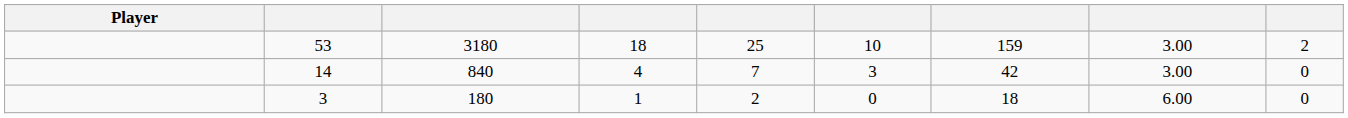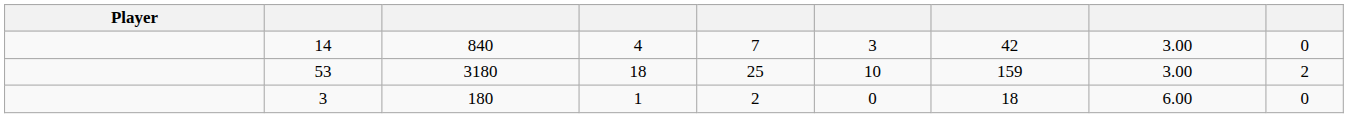rows swapped: (323, 44) <-> (323, 71)
